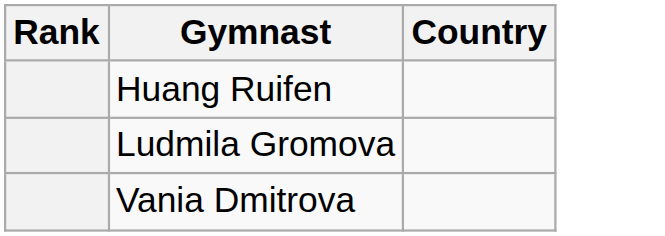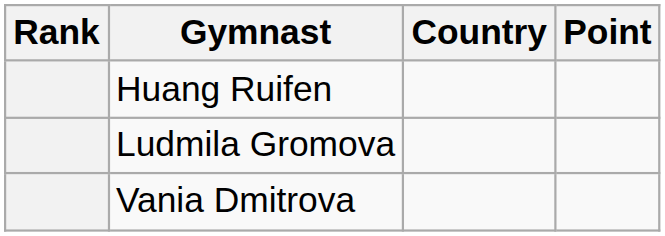+ column: (607, 32)
